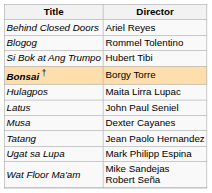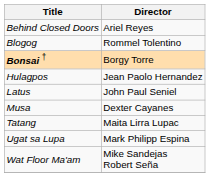- row: (54, 58)
(143, 92) Maita Lirra Lupac -> (153, 76) Jean Paolo Hernandez
(155, 138) Jean Paolo Hernandez -> (141, 123) Maita Lirra Lupac
